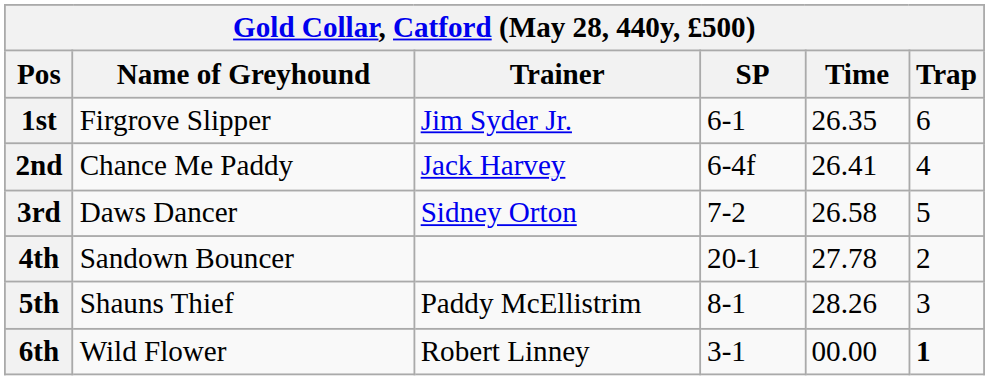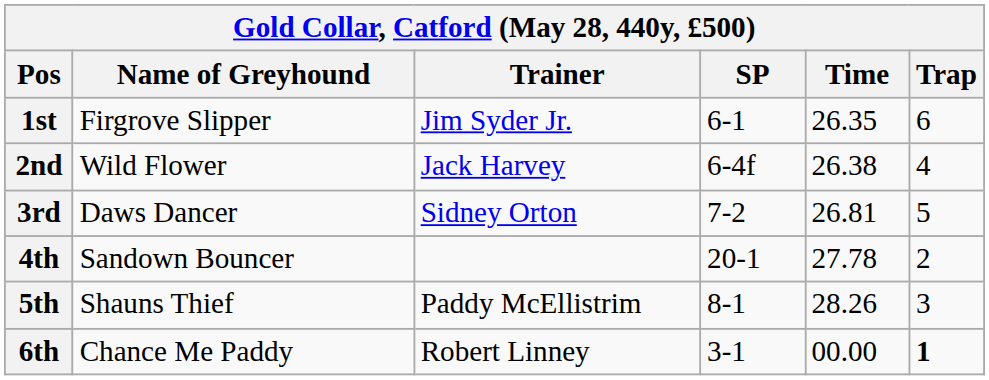(186, 166) Chance Me Paddy -> (153, 166) Wild Flower
(844, 166) 26.41 -> (844, 166) 26.38
(844, 212) 26.58 -> (844, 212) 26.81
(153, 350) Wild Flower -> (186, 350) Chance Me Paddy
